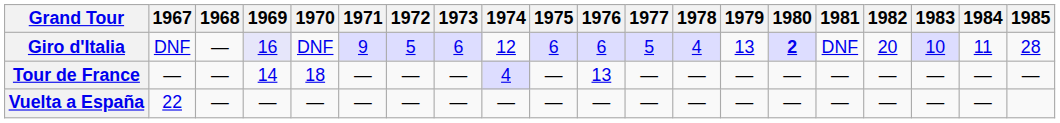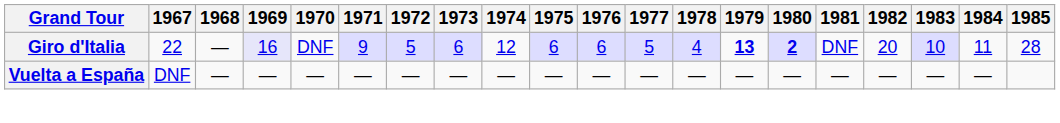(172, 46) DNF -> (172, 46) 22
(744, 46) normal -> (744, 46) bold
- row: (76, 74)
(172, 103) 22 -> (172, 74) DNF
